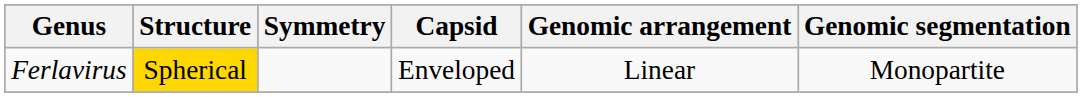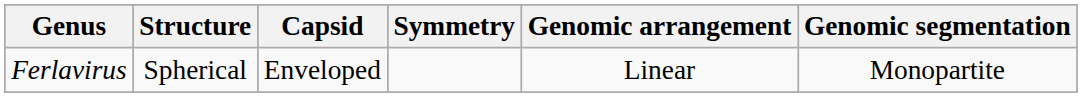columns swapped: (325, 26) <-> (457, 26)
(195, 69) gold background -> (195, 69) no background
